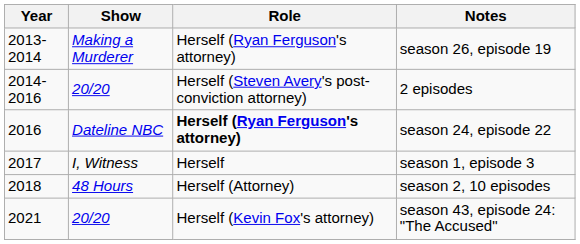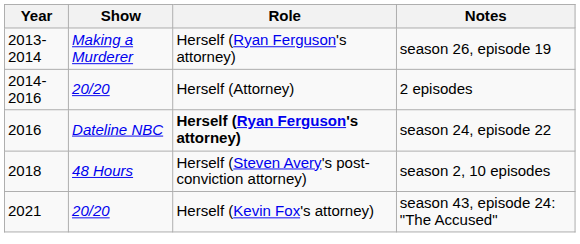(273, 89) Herself (Steven Avery's post-conviction attorney) -> (235, 89) Herself (Attorney)
- row: (467, 162)
(235, 186) Herself (Attorney) -> (273, 171) Herself (Steven Avery's post-conviction attorney)
